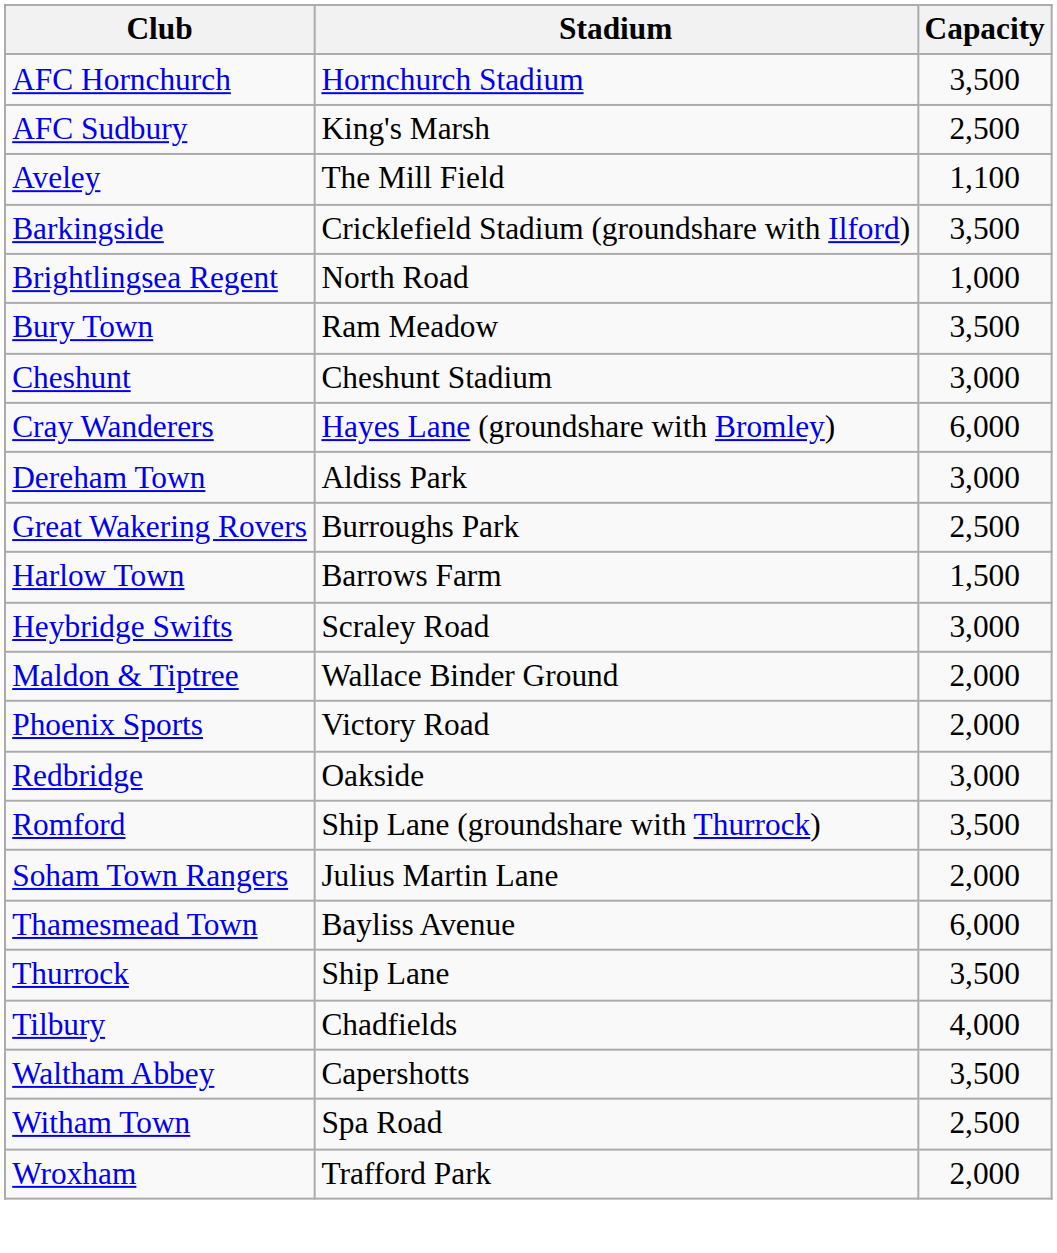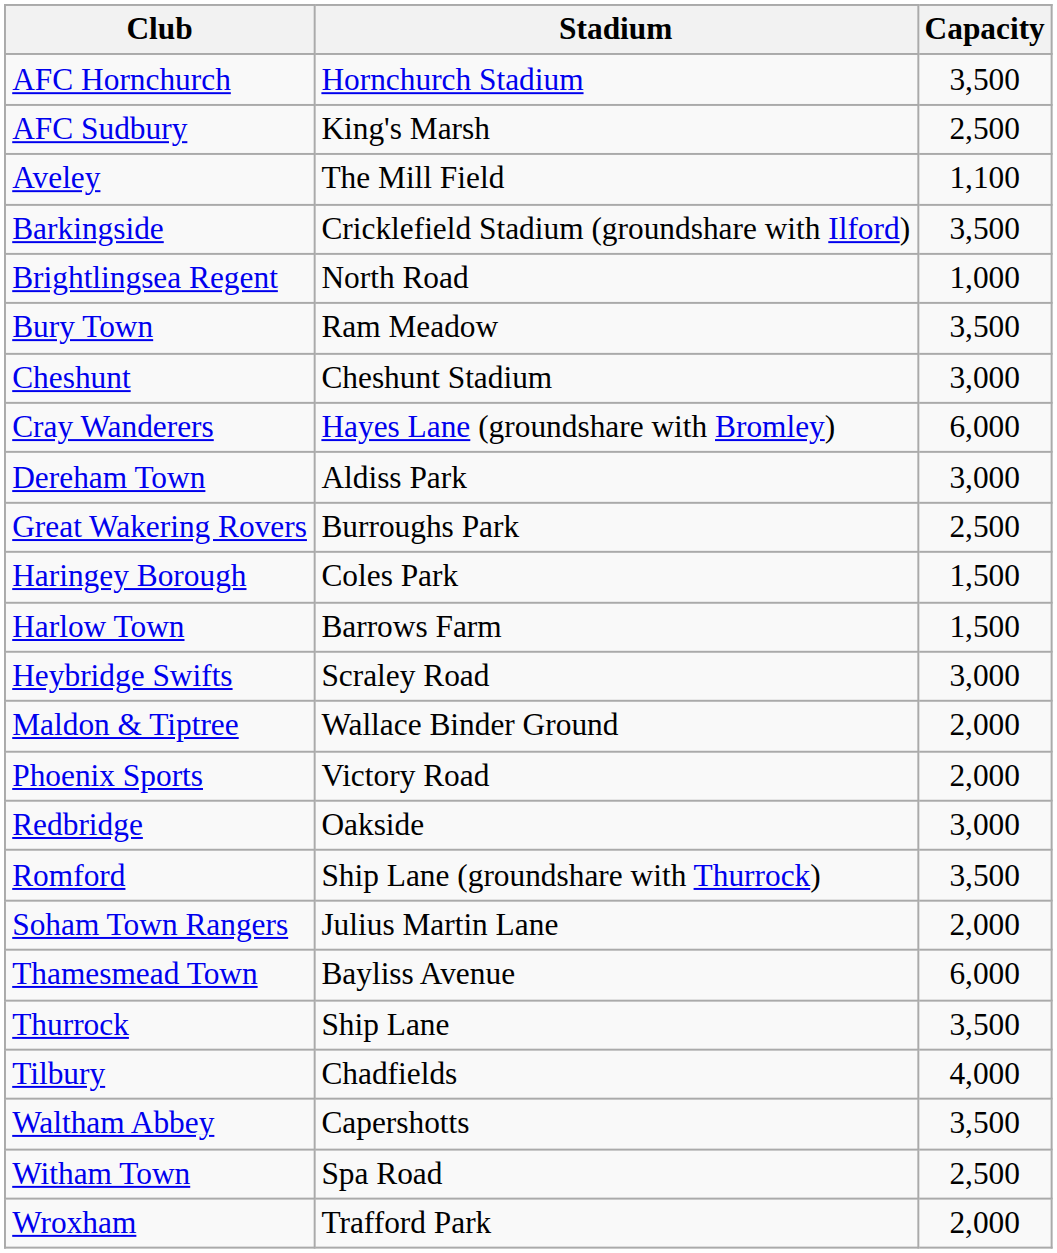+ row: (129, 576)
